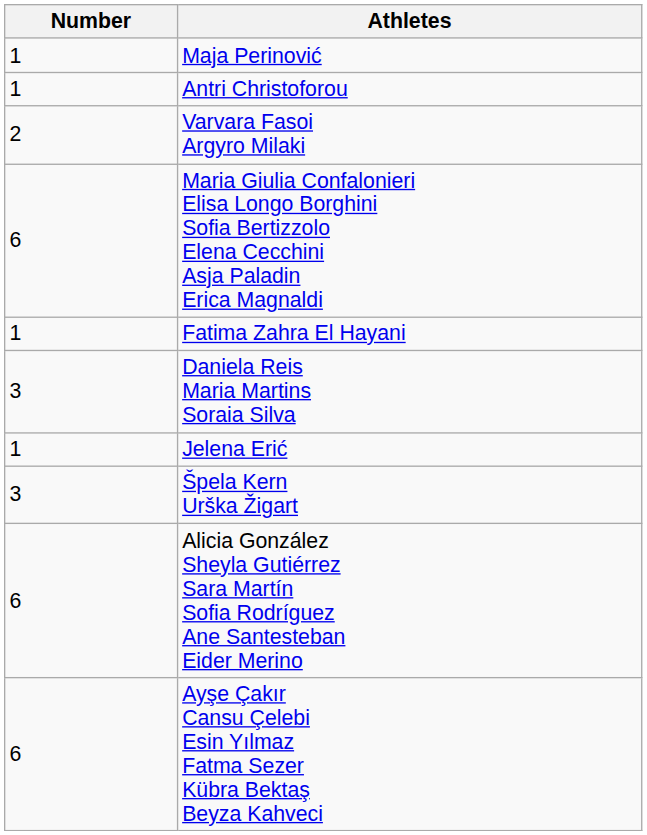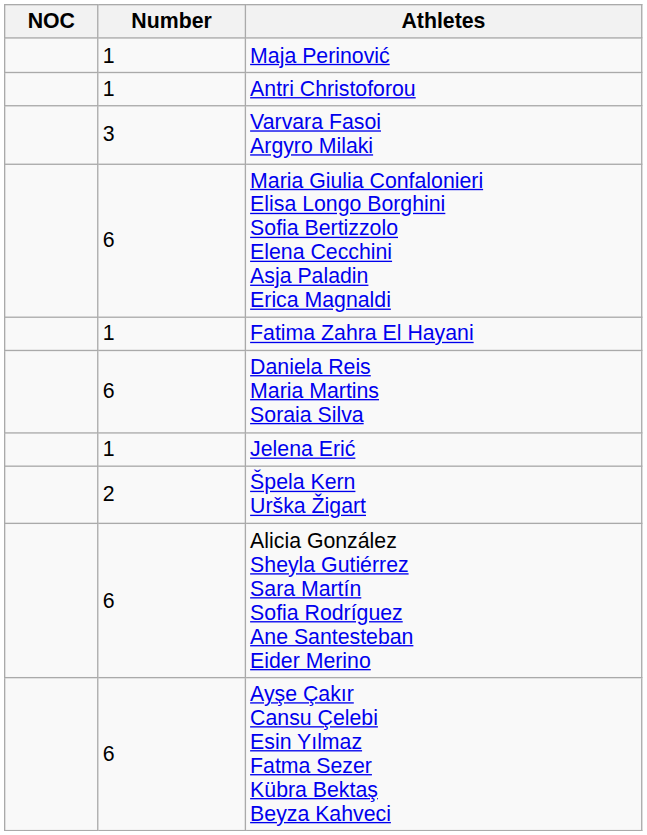+ column: (51, 21)
(15, 134) 2 -> (109, 134) 3
(15, 391) 3 -> (109, 391) 6
(15, 494) 3 -> (109, 494) 2
